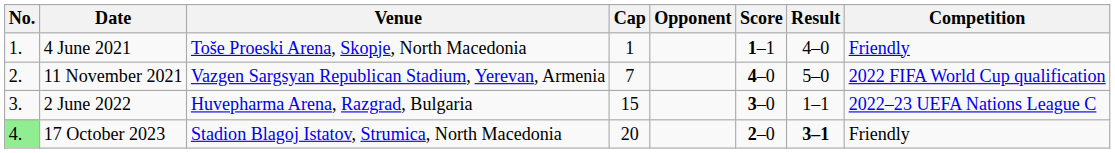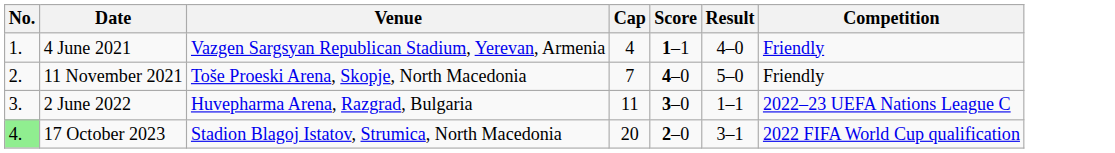- column: (693, 18)
(359, 47) Toše Proeski Arena, Skopje, North Macedonia -> (398, 47) Vazgen Sargsyan Republican Stadium, Yerevan, Armenia
(630, 47) 1 -> (630, 47) 4
(398, 76) Vazgen Sargsyan Republican Stadium, Yerevan, Armenia -> (359, 76) Toše Proeski Arena, Skopje, North Macedonia
(977, 76) 2022 FIFA World Cup qualification -> (794, 76) Friendly
(630, 104) 15 -> (630, 104) 11
(816, 133) bold -> (730, 133) normal
(879, 133) Friendly -> (891, 133) 2022 FIFA World Cup qualification
